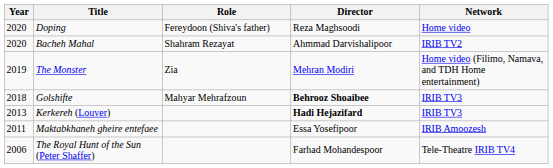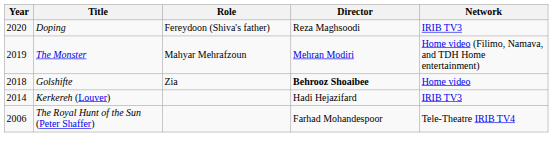(446, 28) Home video -> (442, 28) IRIB TV3
- row: (65, 43)
(171, 70) Zia -> (205, 54) Mahyar Mehrafzoun
(205, 97) Mahyar Mehrafzoun -> (171, 81) Zia
(442, 97) IRIB TV3 -> (446, 81) Home video
(17, 113) 2013 -> (17, 97) 2014
(328, 113) bold -> (325, 97) normal
- row: (97, 129)
